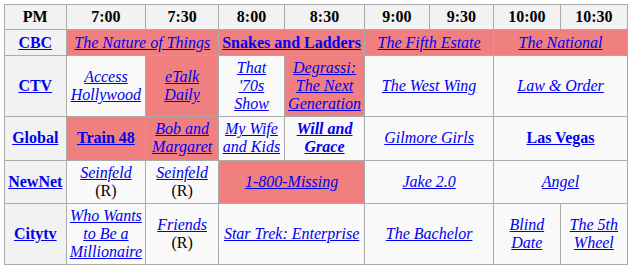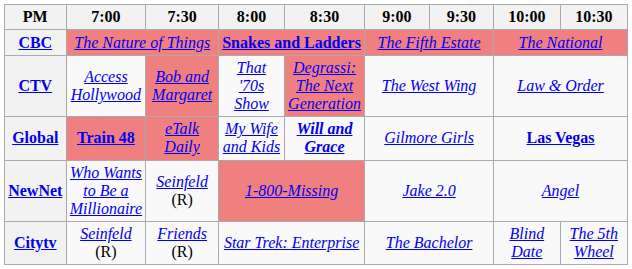(182, 85) eTalk Daily -> (182, 85) Bob and Margaret
(182, 138) Bob and Margaret -> (182, 138) eTalk Daily
(106, 181) Seinfeld (R) -> (106, 190) Who Wants to Be a Millionaire
(106, 234) Who Wants to Be a Millionaire -> (106, 243) Seinfeld (R)
